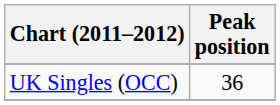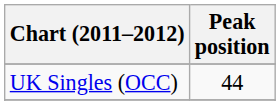(232, 81) 36 -> (232, 81) 44
